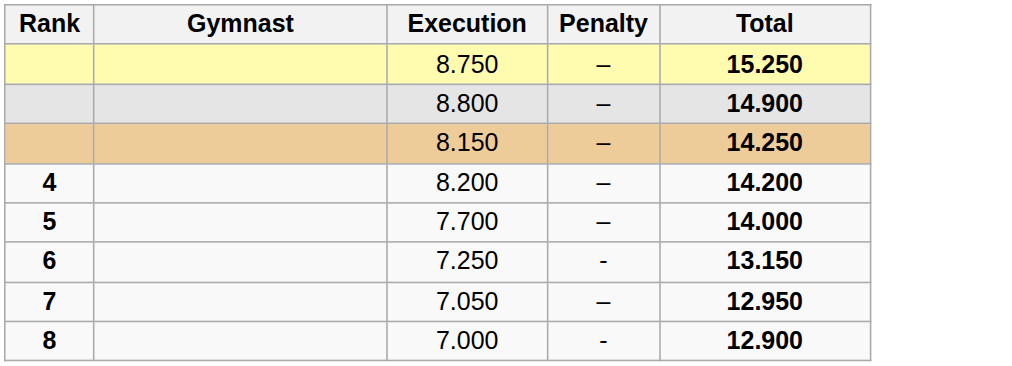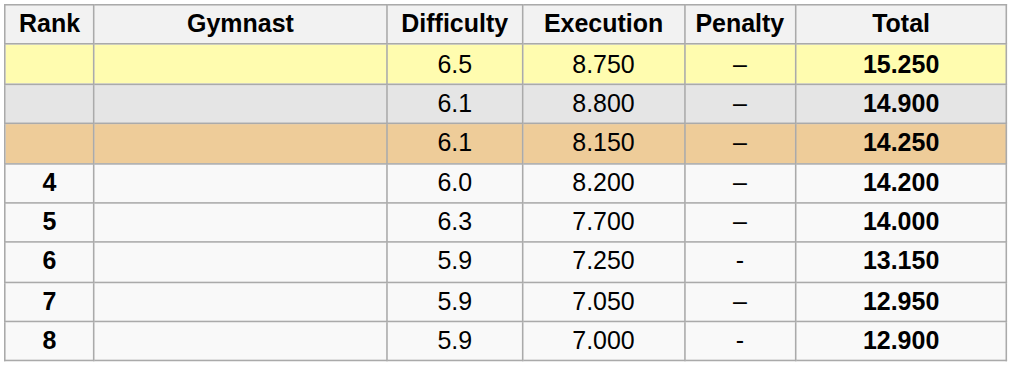+ column: (455, 24)
